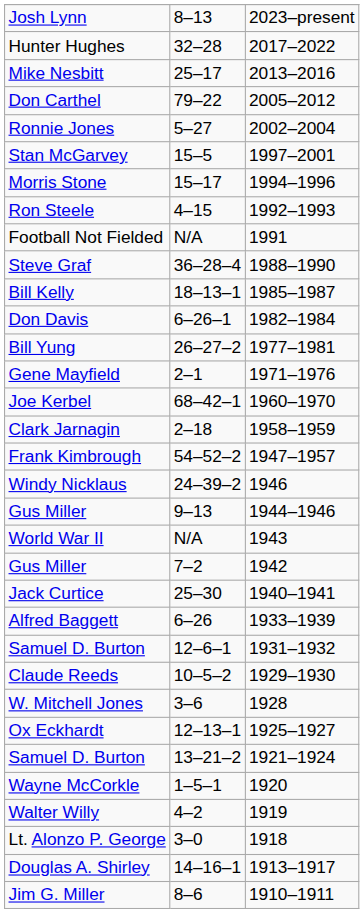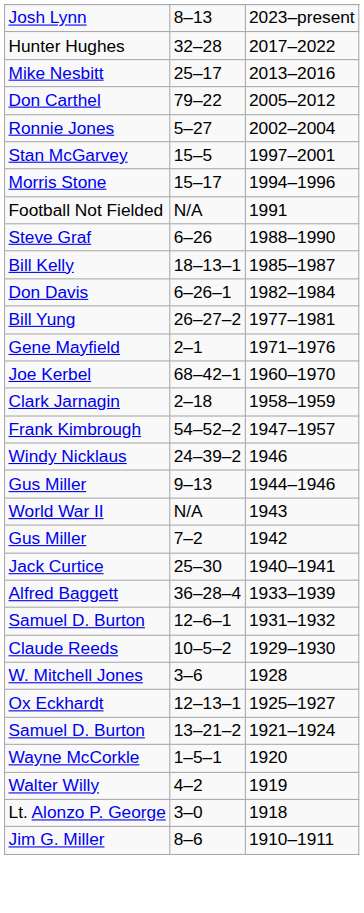- row: (51, 210)
(207, 264) 36–28–4 -> (193, 237) 6–26
(193, 621) 6–26 -> (207, 593) 36–28–4
- row: (79, 867)
